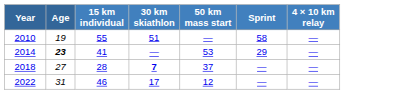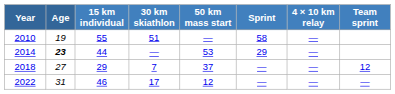+ column: (365, 17)
(102, 52) 41 -> (102, 52) 44
(102, 67) 28 -> (102, 67) 29
(154, 67) bold -> (154, 67) normal
